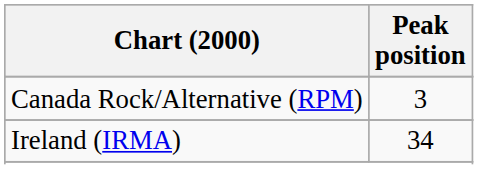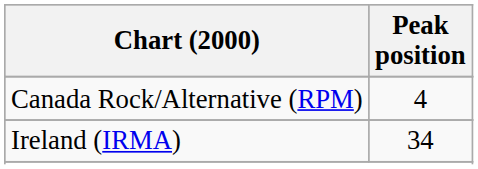(420, 98) 3 -> (420, 98) 4
